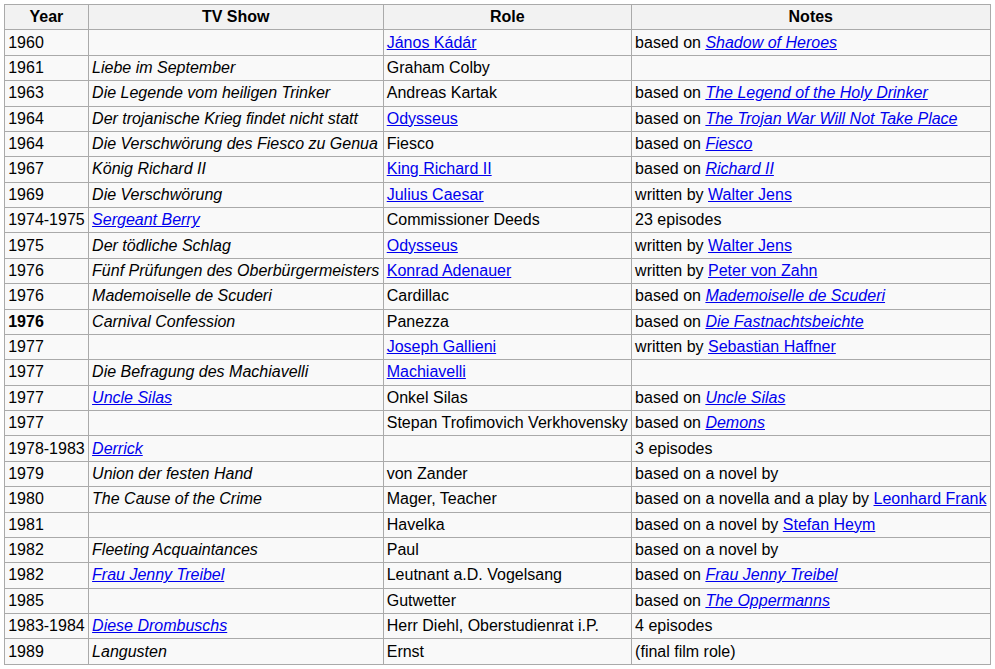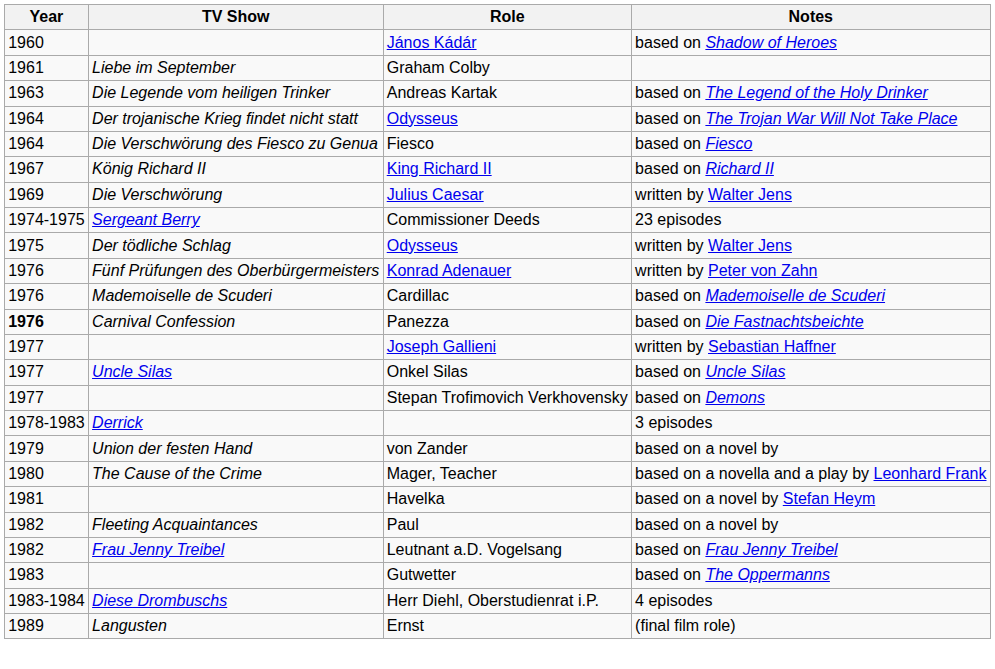- row: (426, 372)
(26, 600) 1985 -> (26, 575) 1983
